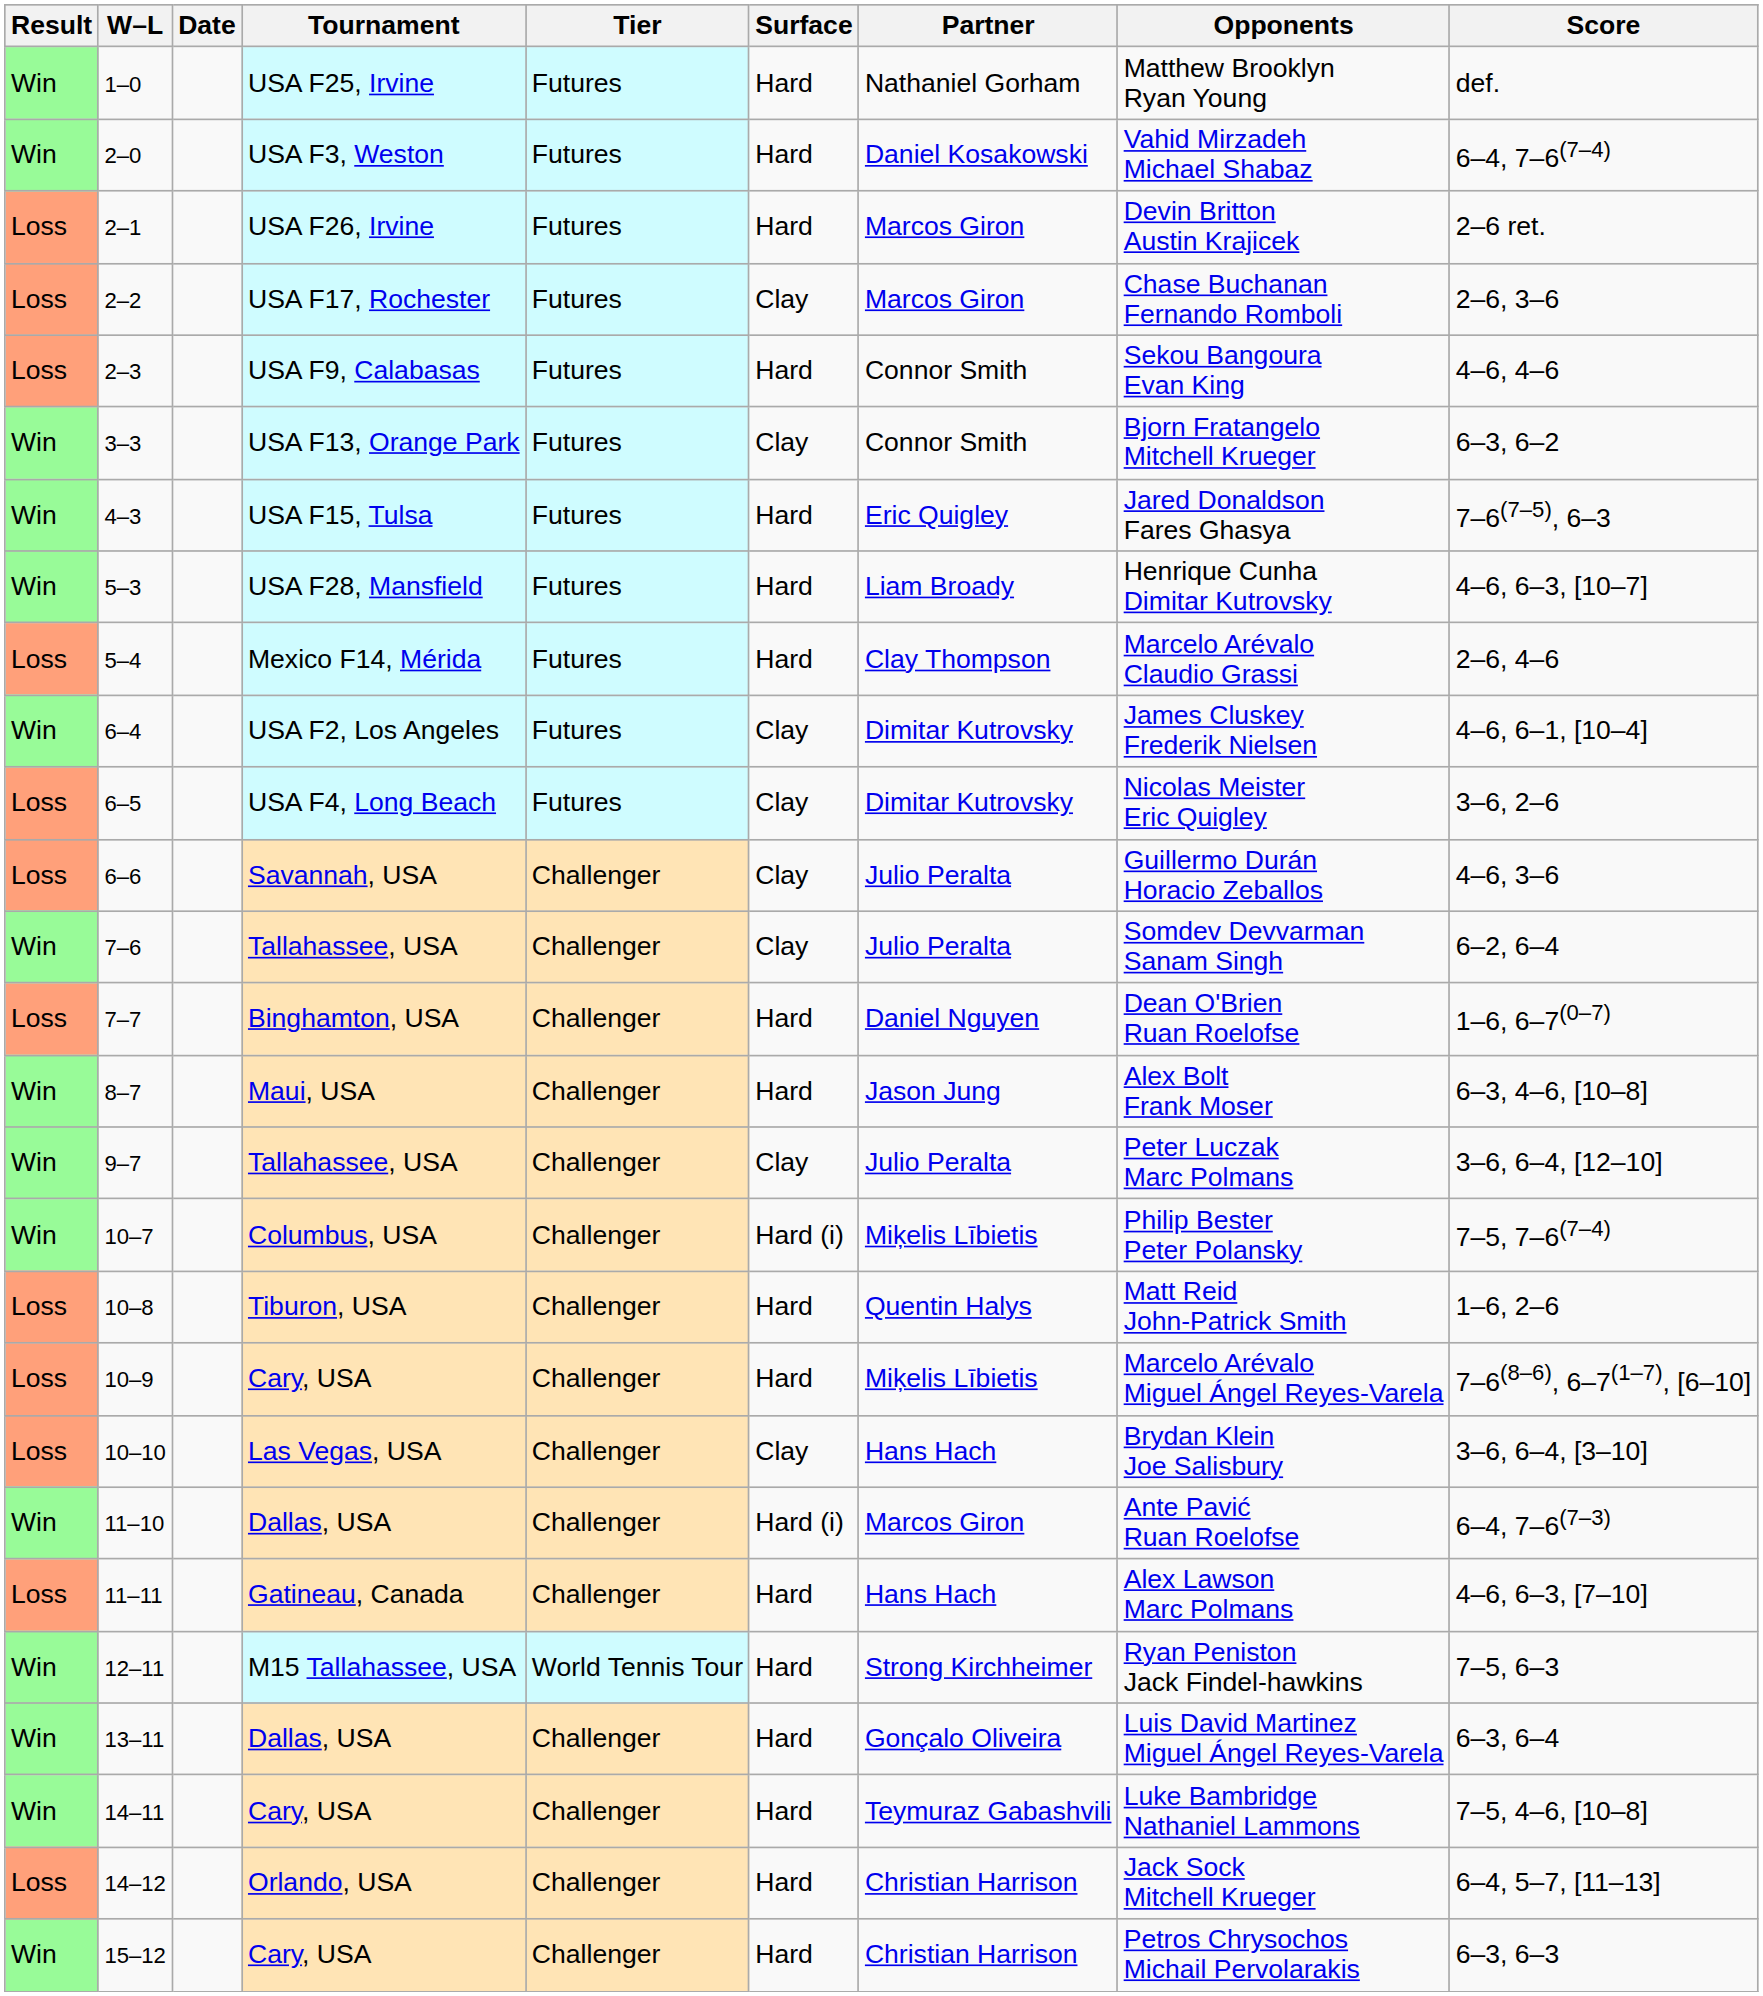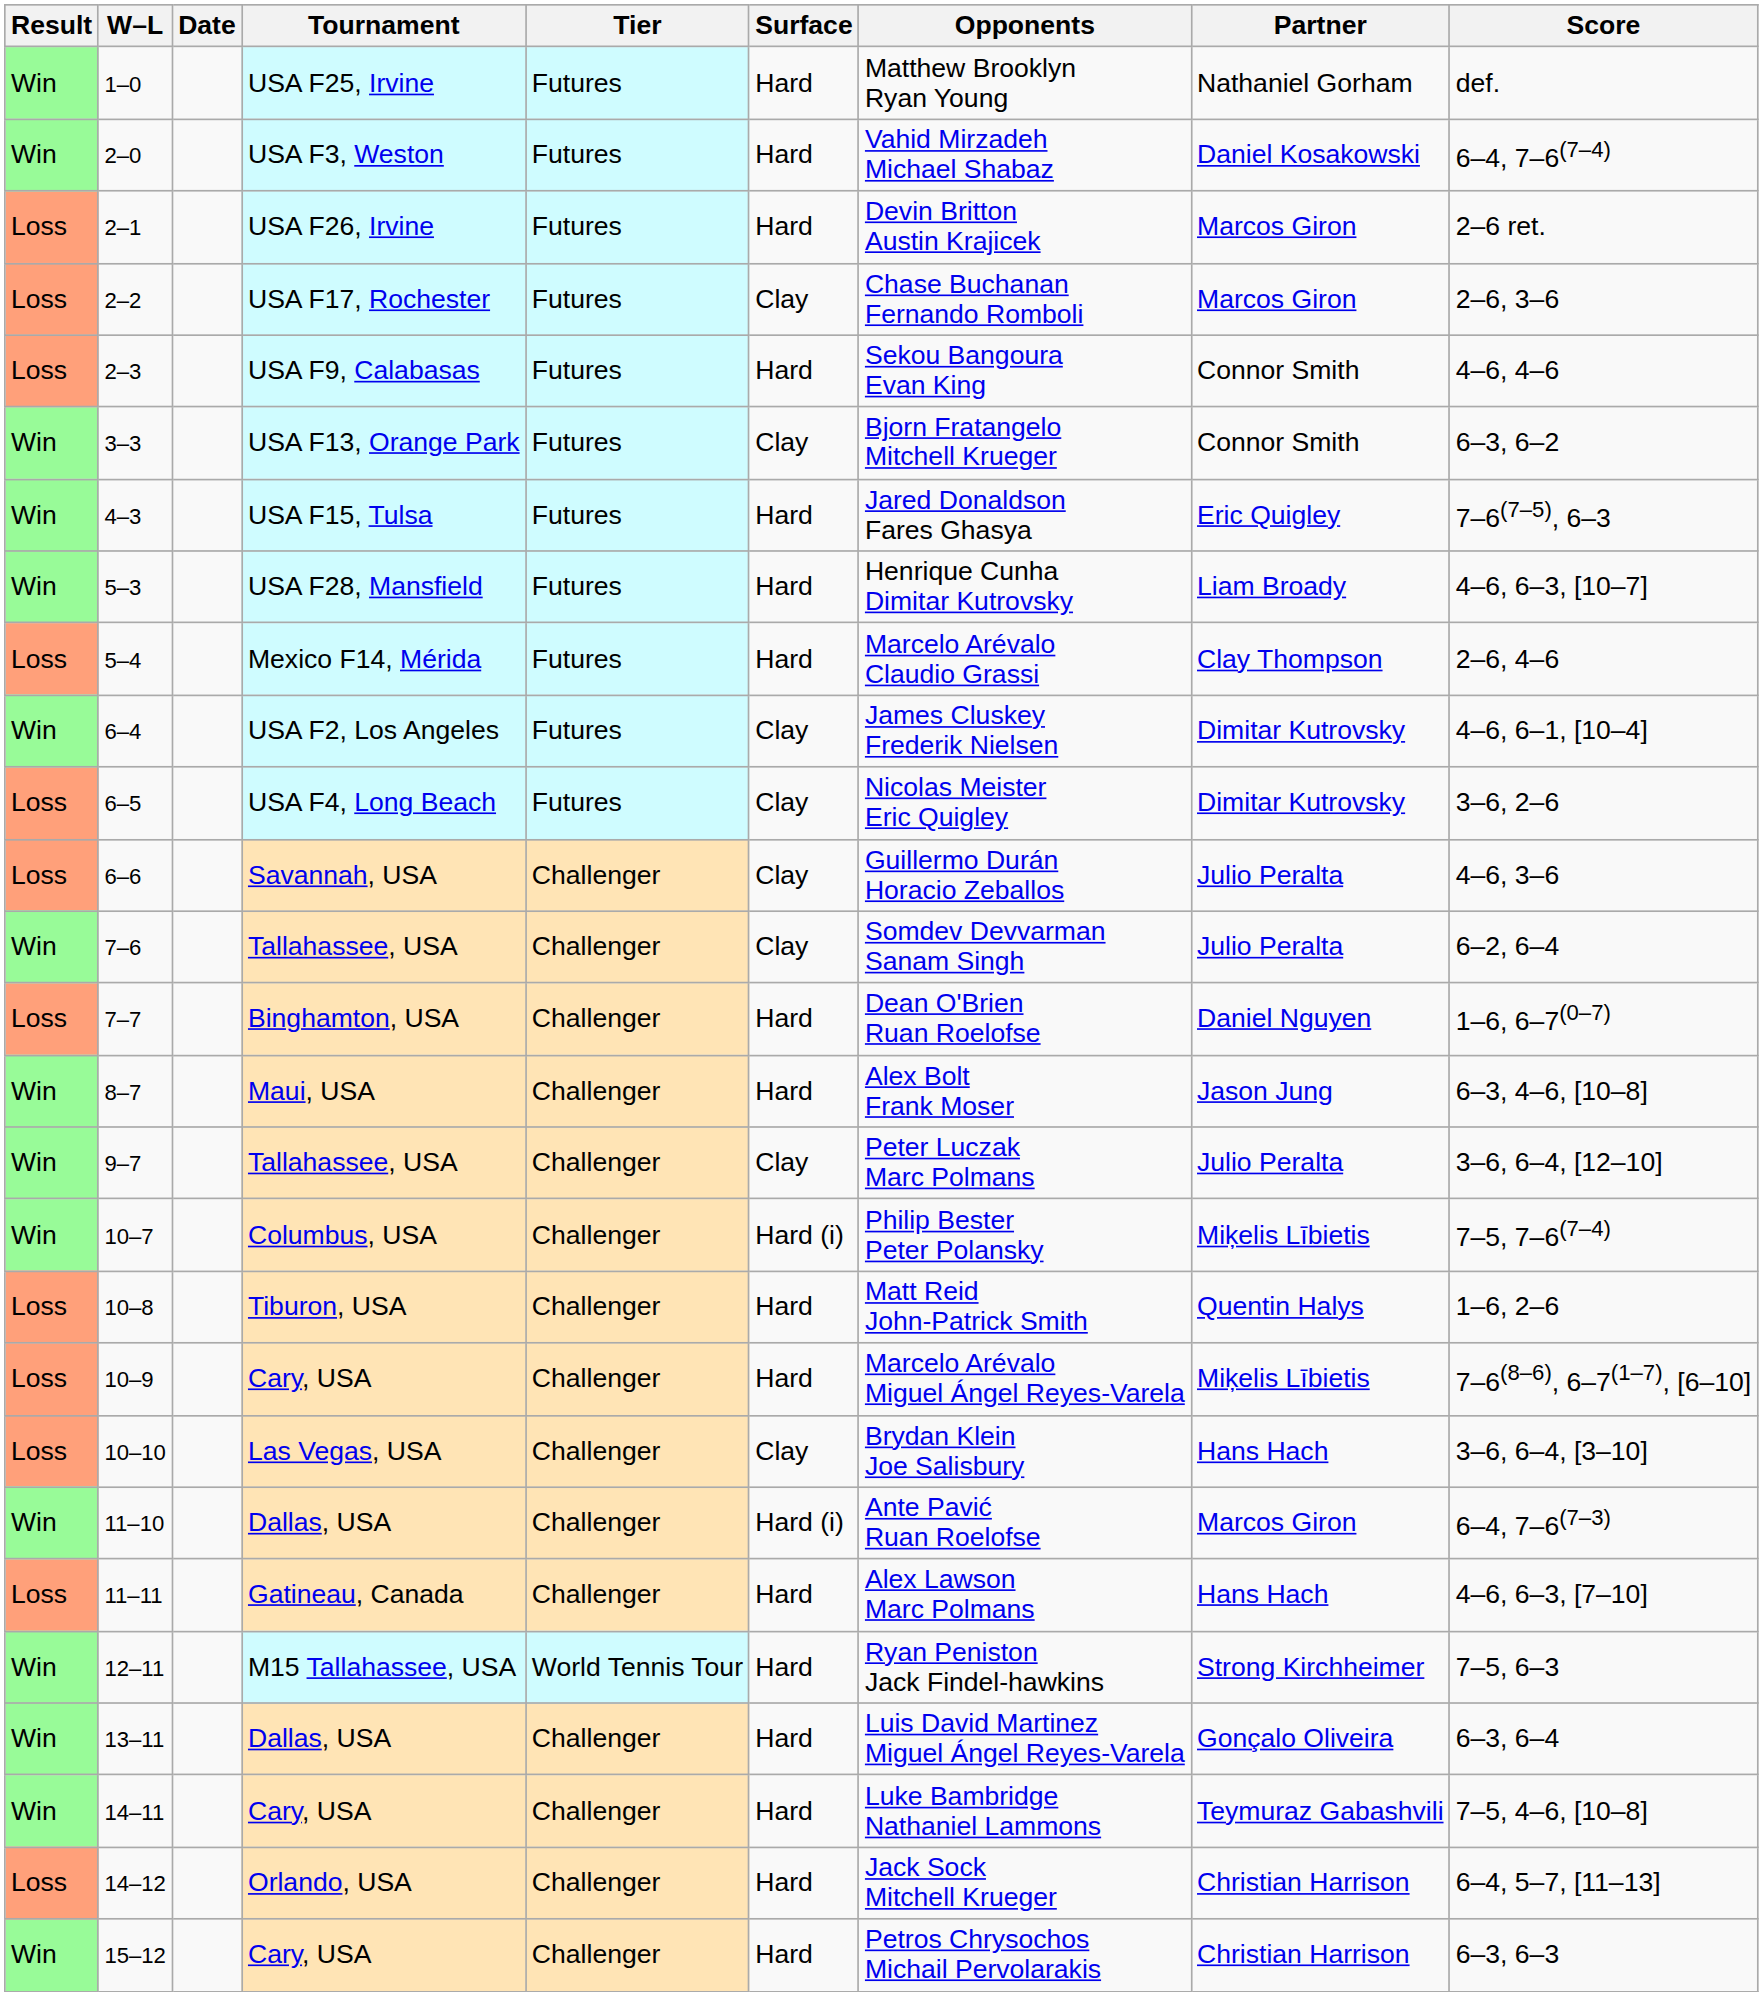columns swapped: (988, 25) <-> (1284, 25)
